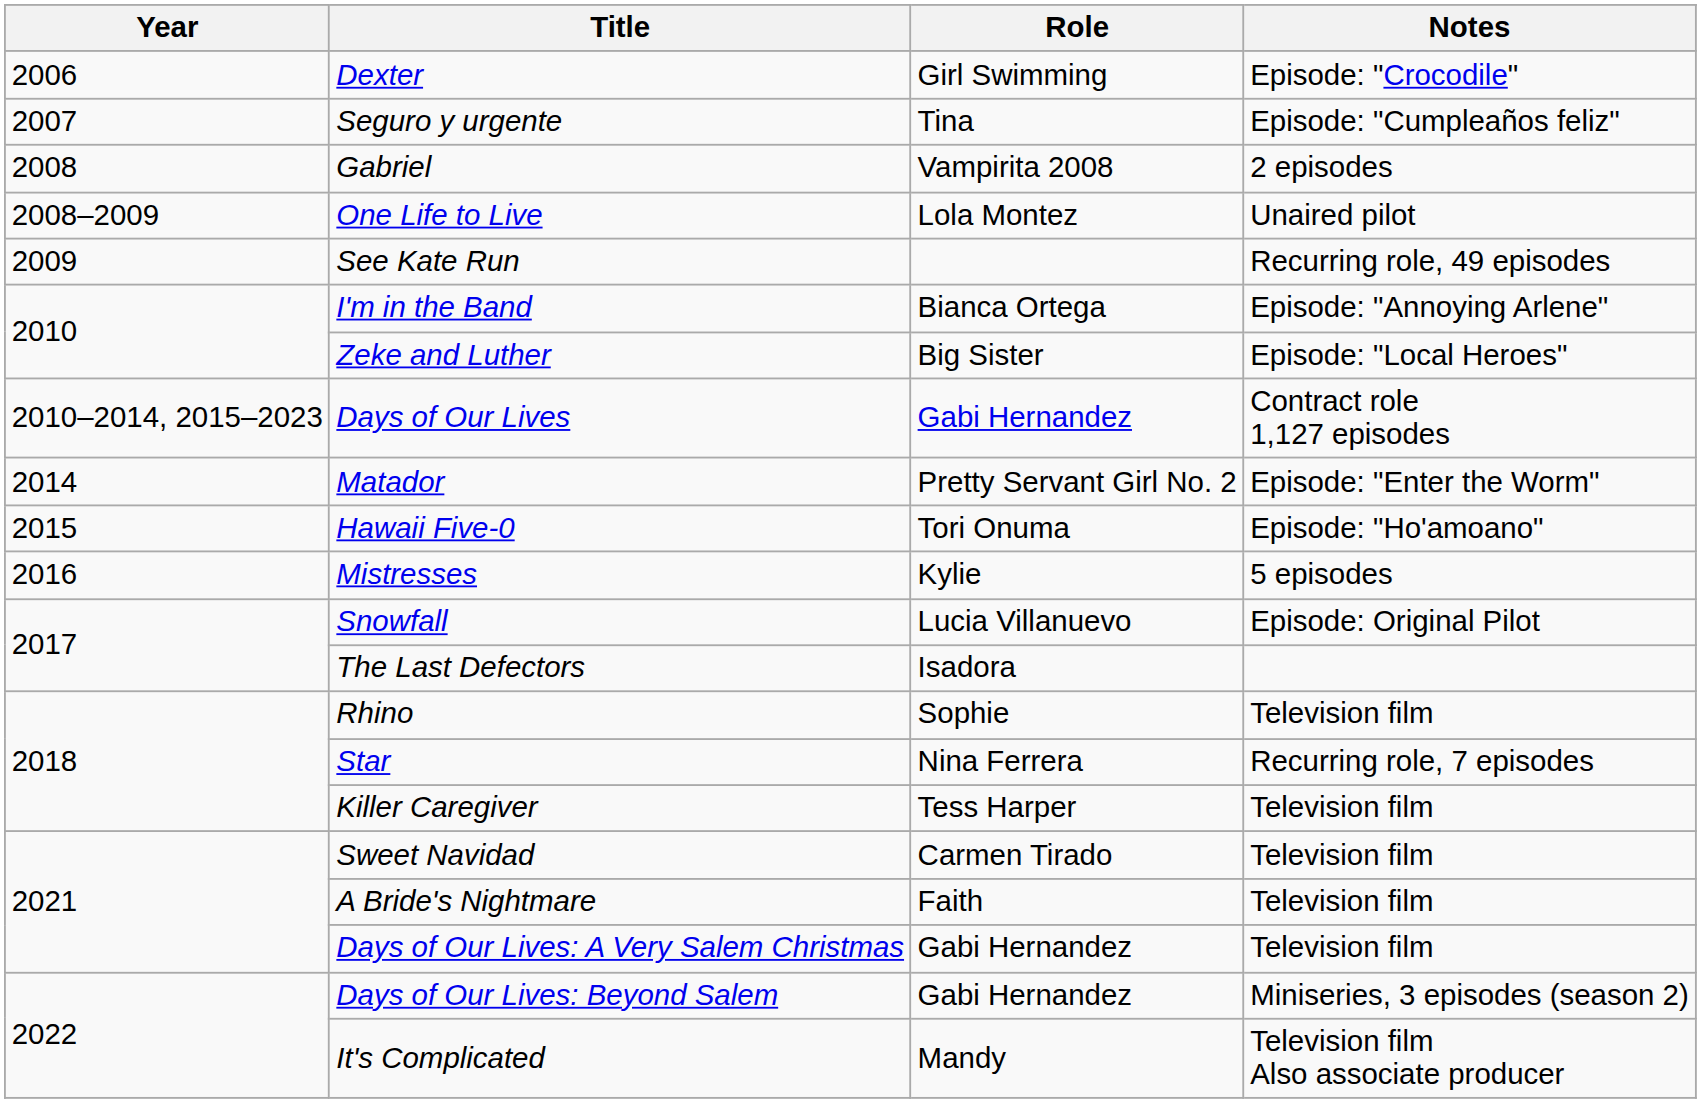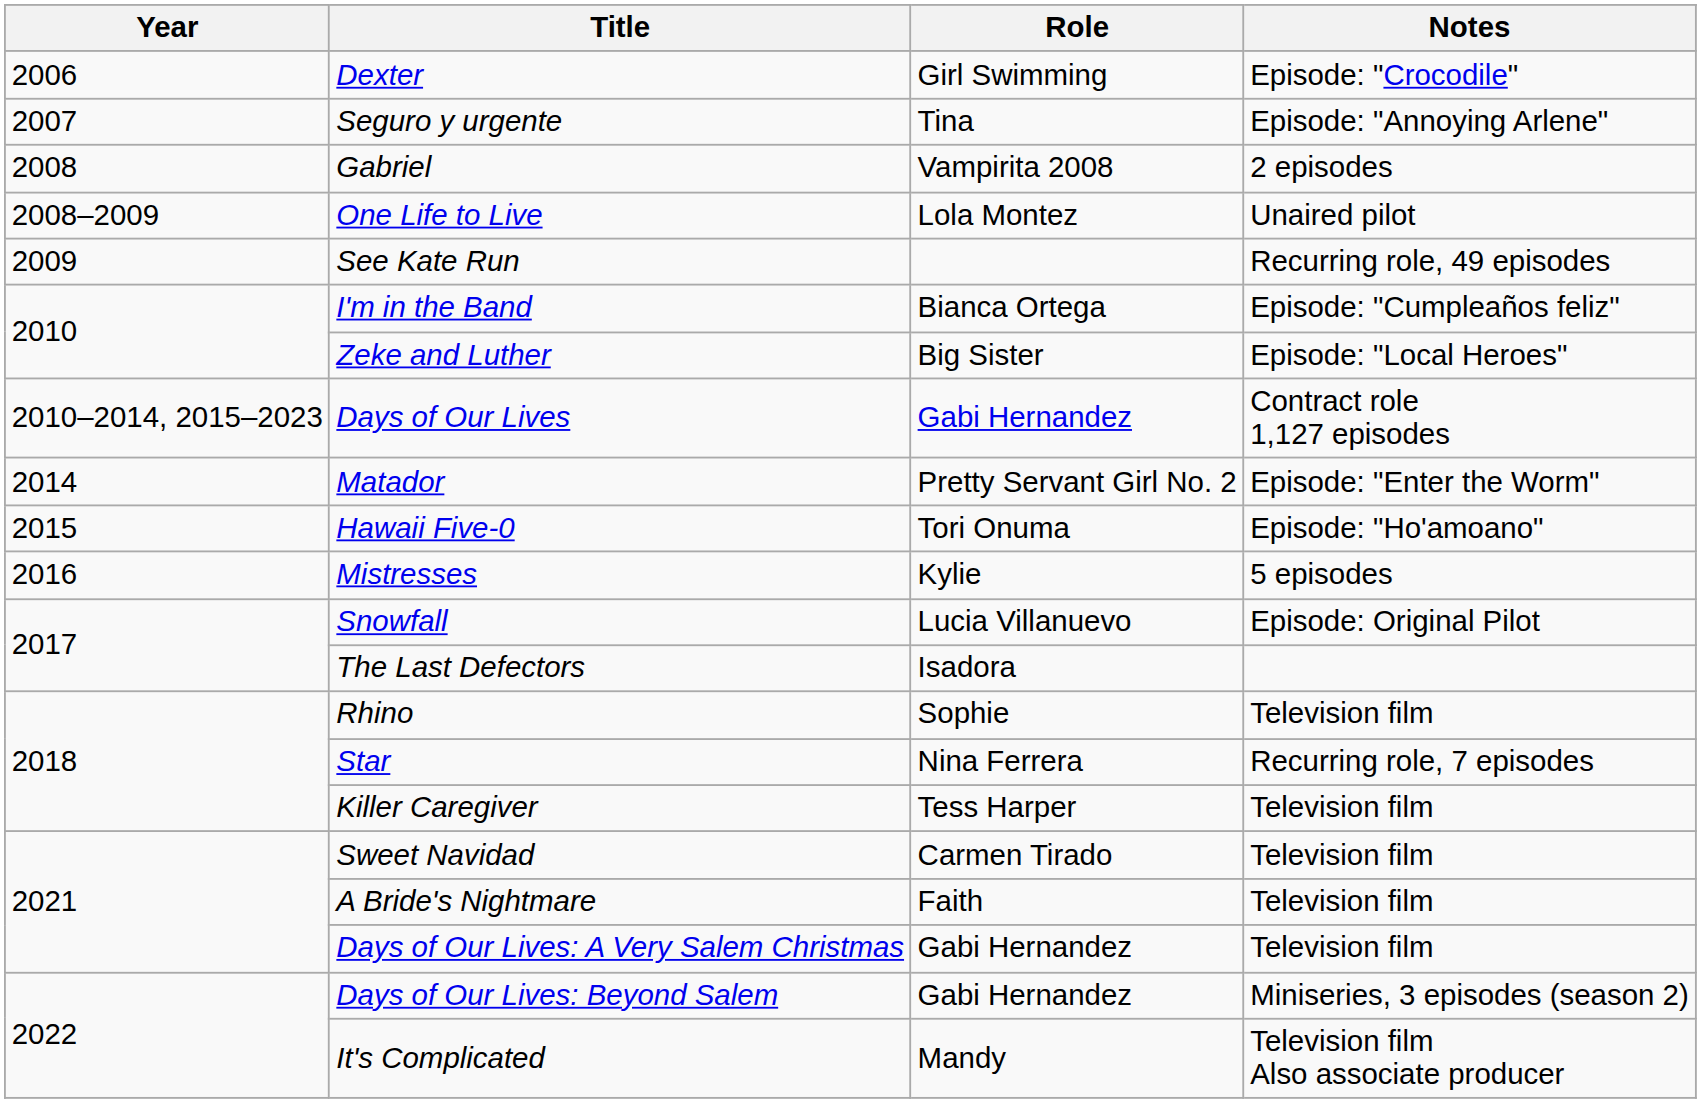(1435, 121) Episode: "Cumpleaños feliz" -> (1429, 121) Episode: "Annoying Arlene"
(1429, 307) Episode: "Annoying Arlene" -> (1435, 307) Episode: "Cumpleaños feliz"
